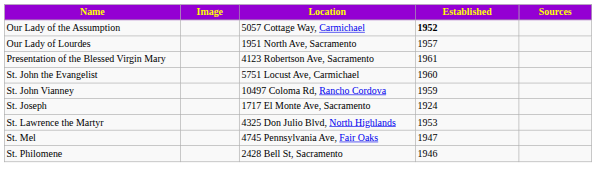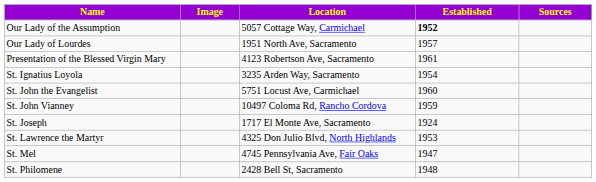+ row: (44, 75)
(427, 153) 1946 -> (427, 169) 1948
